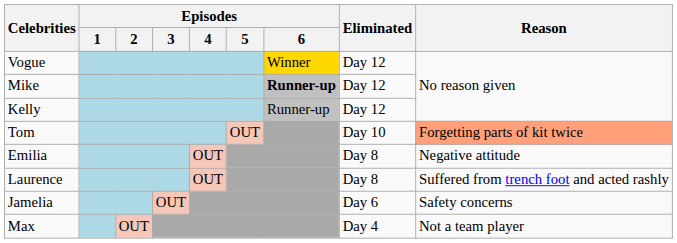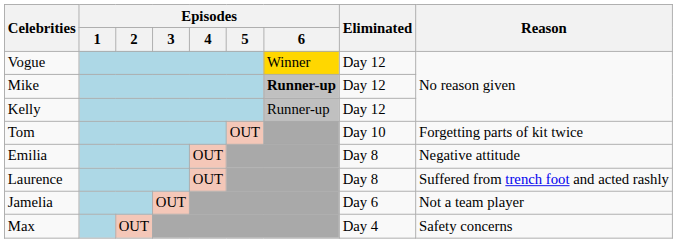(501, 132) lightsalmon background -> (501, 132) no background
(466, 202) Safety concerns -> (471, 202) Not a team player
(471, 226) Not a team player -> (466, 226) Safety concerns
